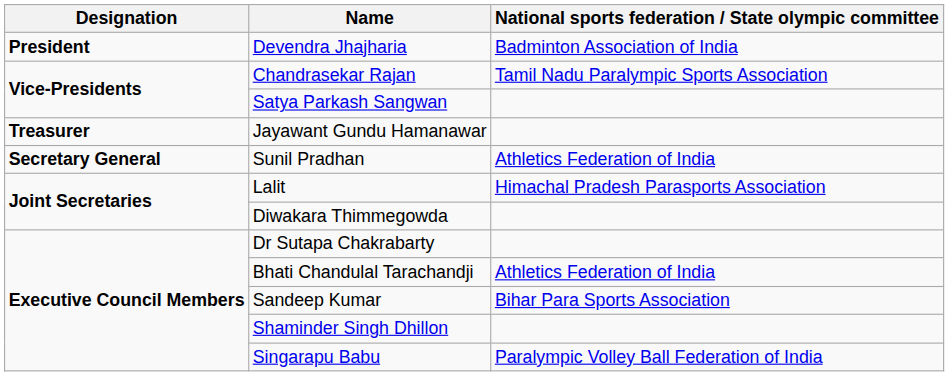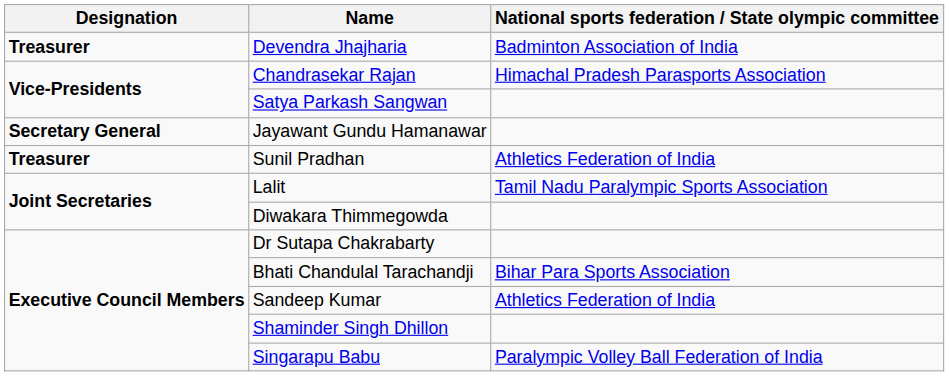(49, 46) President -> (49, 46) Treasurer
(661, 74) Tamil Nadu Paralympic Sports Association -> (660, 74) Himachal Pradesh Parasports Association
(49, 131) Treasurer -> (85, 131) Secretary General
(85, 159) Secretary General -> (49, 159) Treasurer
(660, 187) Himachal Pradesh Parasports Association -> (661, 187) Tamil Nadu Paralympic Sports Association
(605, 272) Athletics Federation of India -> (612, 272) Bihar Para Sports Association
(612, 300) Bihar Para Sports Association -> (605, 300) Athletics Federation of India
